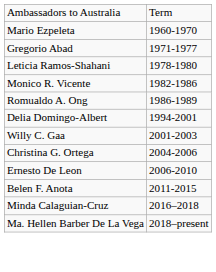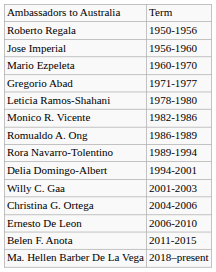+ row: (41, 30)
+ row: (36, 48)
+ row: (60, 153)
- row: (58, 205)
